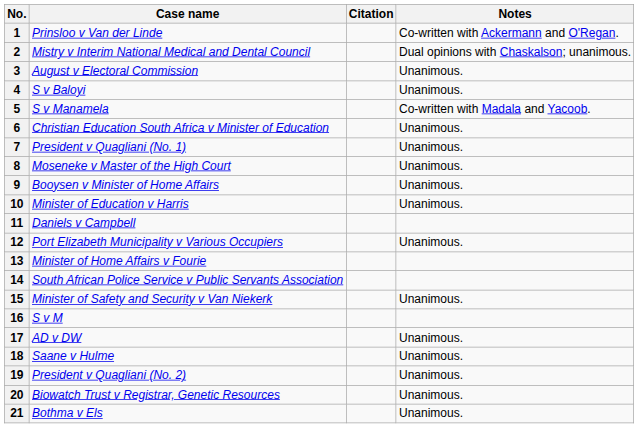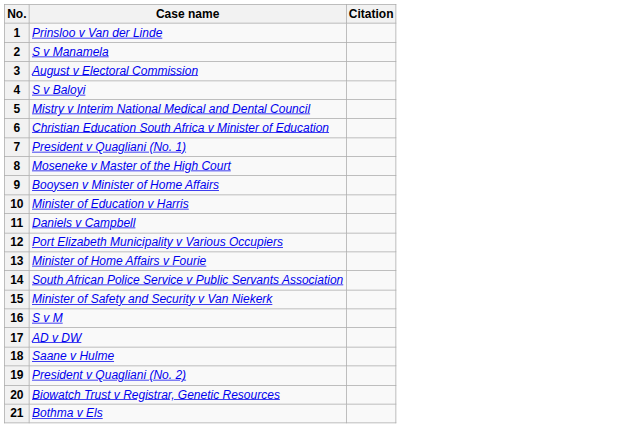- column: (515, 14)
(171, 52) Mistry v Interim National Medical and Dental Council -> (70, 52) S v Manamela
(70, 109) S v Manamela -> (171, 109) Mistry v Interim National Medical and Dental Council
